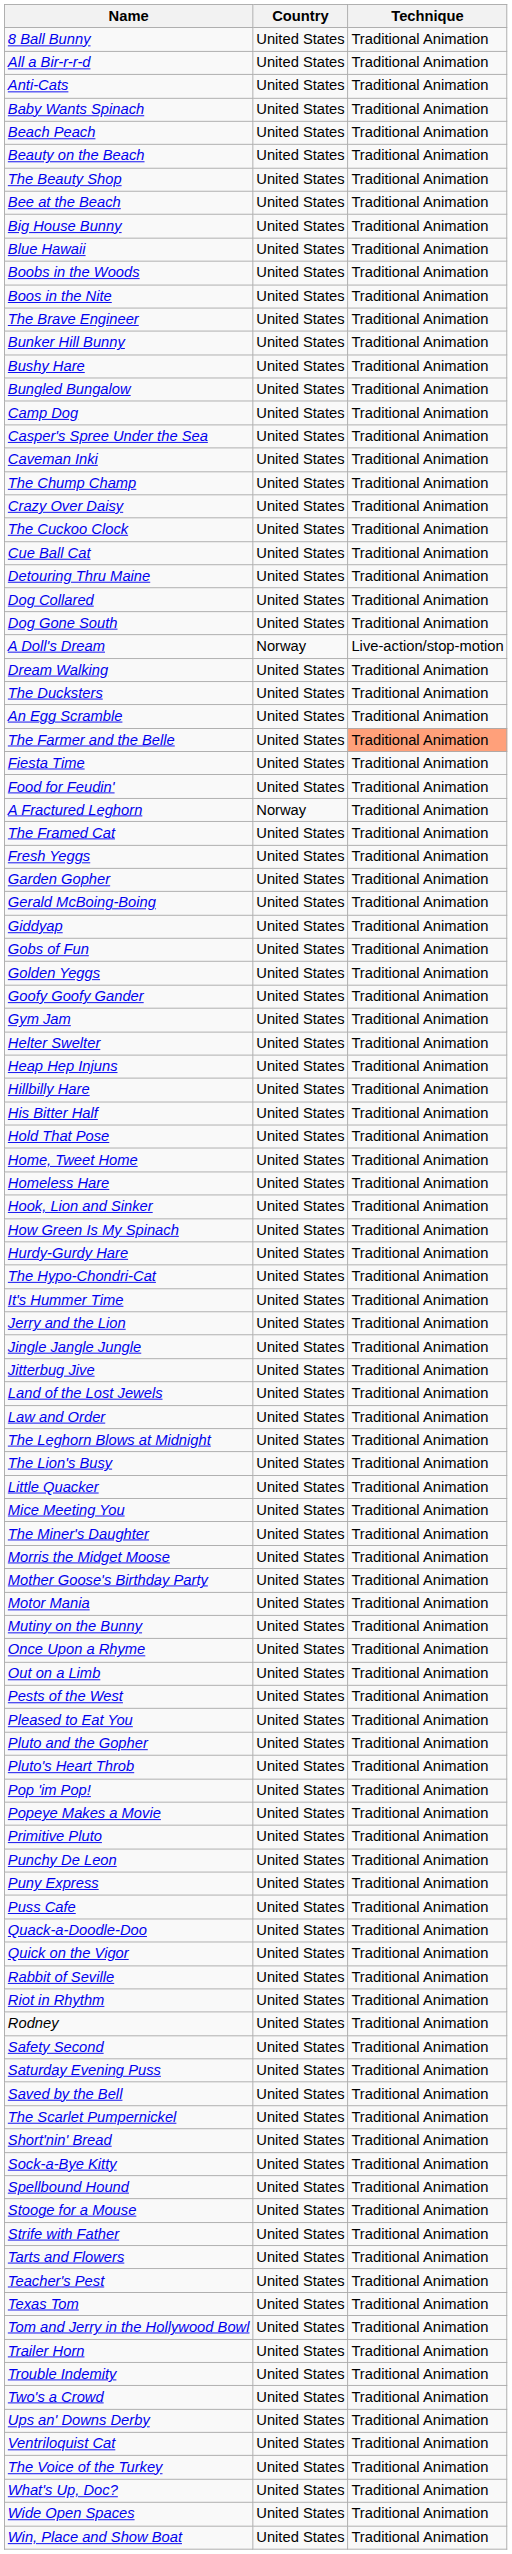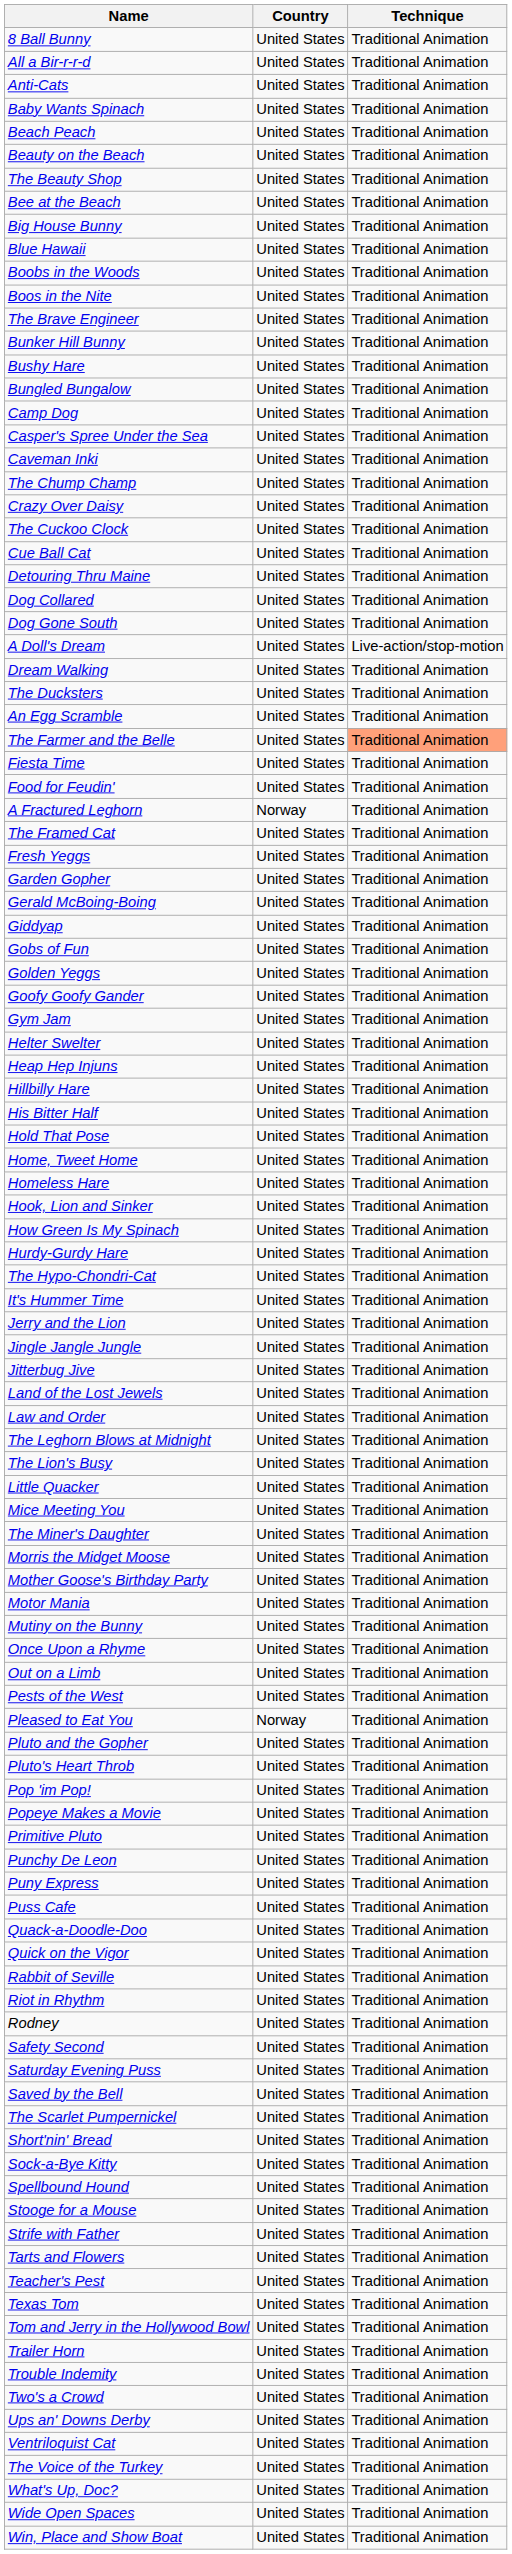(281, 646) Norway -> (300, 646) United States
(300, 1720) United States -> (281, 1720) Norway
